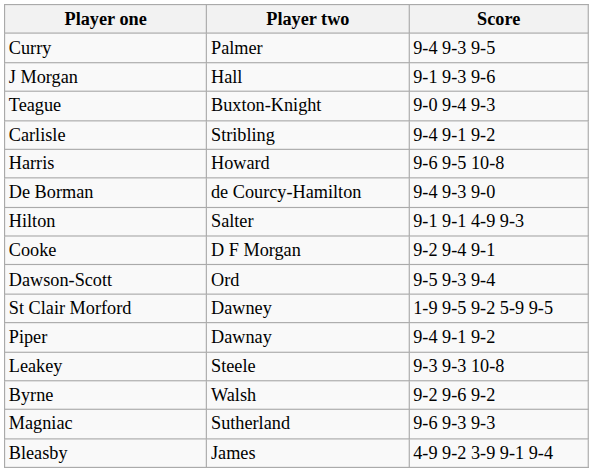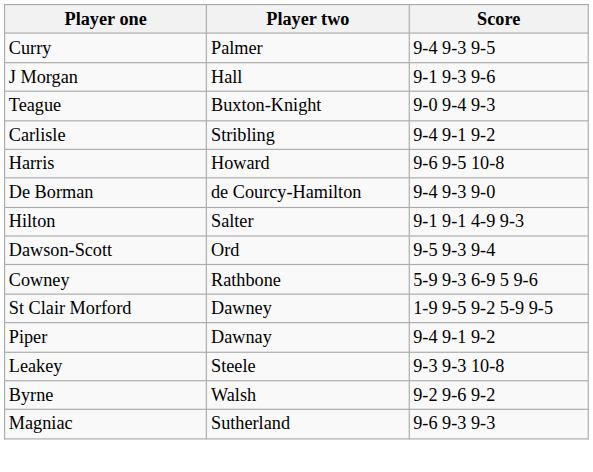- row: (33, 250)
+ row: (39, 279)
- row: (38, 452)
